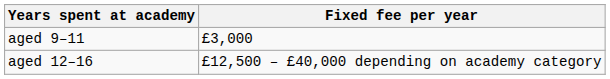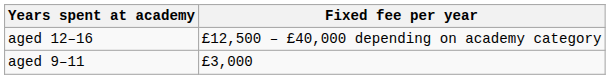rows swapped: (46, 39) <-> (50, 62)
